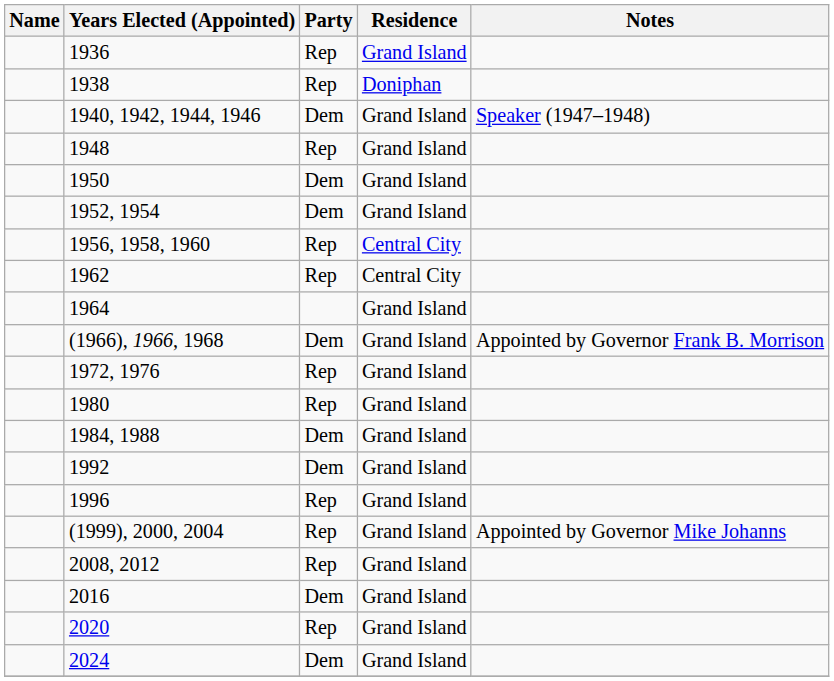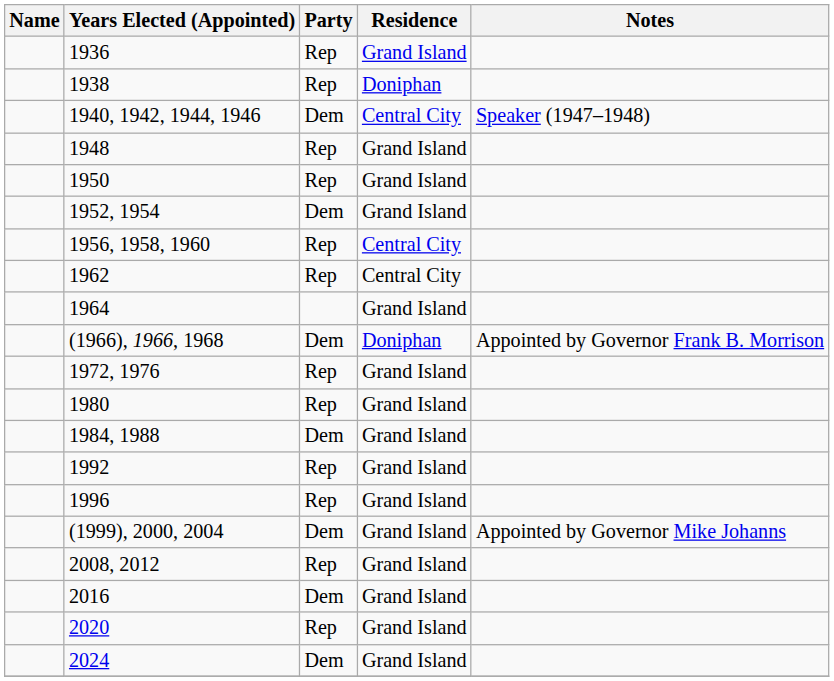(414, 116) Grand Island -> (411, 116) Central City
(324, 180) Dem -> (321, 180) Rep
(414, 340) Grand Island -> (402, 340) Doniphan
(324, 468) Dem -> (321, 468) Rep
(321, 532) Rep -> (324, 532) Dem
